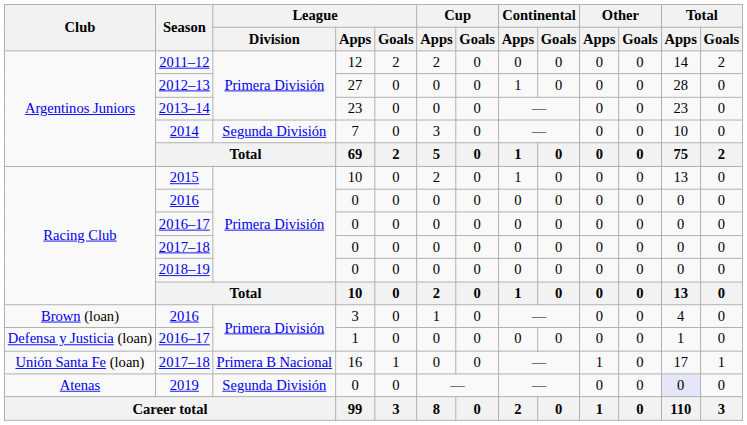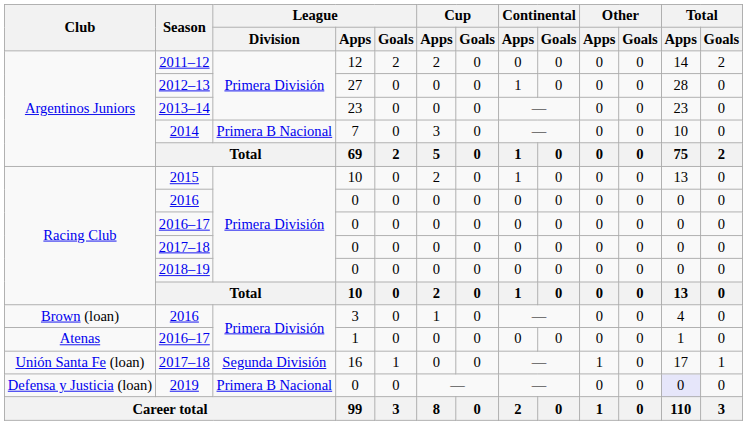(274, 131) Segunda División -> (274, 131) Primera B Nacional
(80, 339) Defensa y Justicia (loan) -> (80, 339) Atenas
(274, 362) Primera B Nacional -> (274, 362) Segunda División
(80, 385) Atenas -> (80, 385) Defensa y Justicia (loan)
(274, 385) Segunda División -> (274, 385) Primera B Nacional
